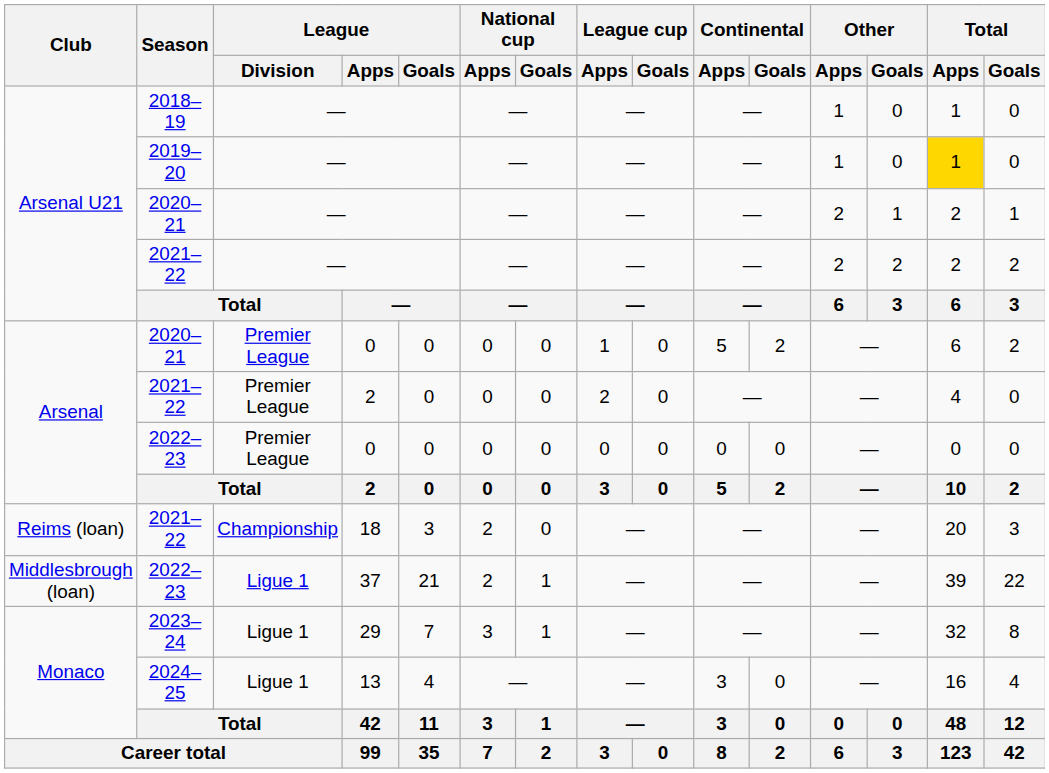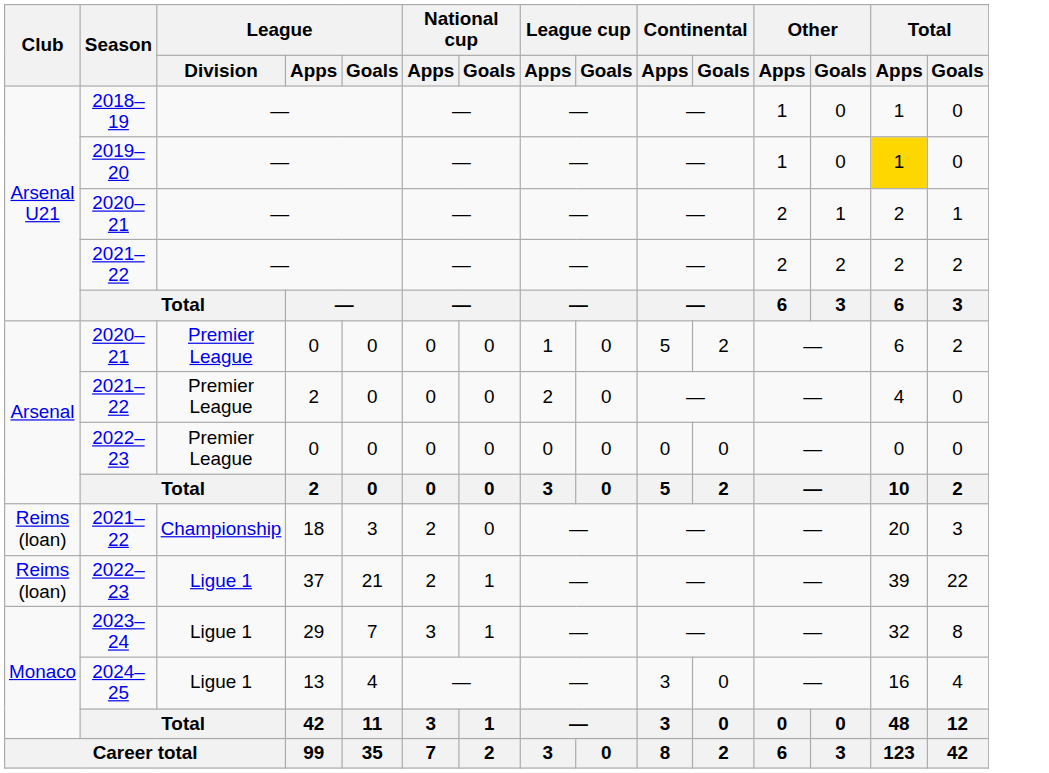(71, 580) Middlesbrough (loan) -> (43, 580) Reims (loan)
